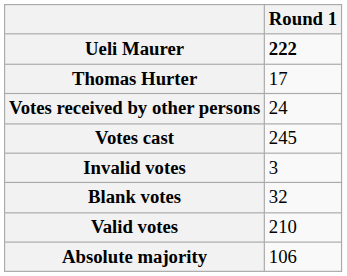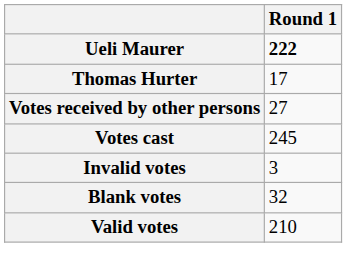(278, 108) 24 -> (278, 108) 27
- row: (135, 256)
